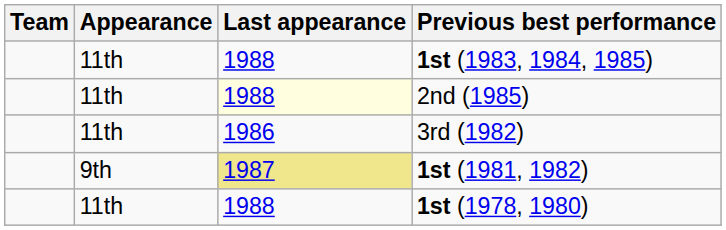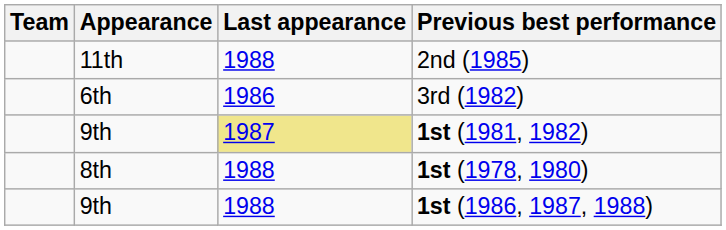- row: (535, 59)
(249, 96) lightyellow background -> (249, 59) no background
(101, 133) 11th -> (96, 96) 6th
(101, 206) 11th -> (96, 170) 8th
+ row: (535, 206)
